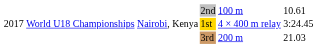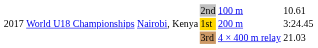(249, 24) 4 × 400 m relay -> (231, 24) 200 m
(231, 37) 200 m -> (249, 37) 4 × 400 m relay
